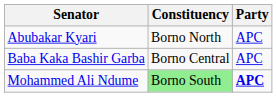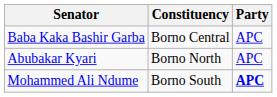rows swapped: (76, 59) <-> (52, 37)
(186, 80) lightgreen background -> (186, 80) no background
